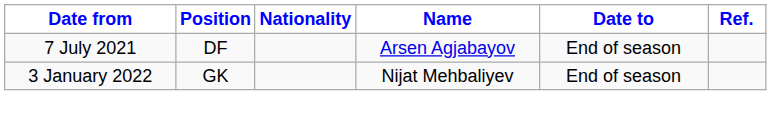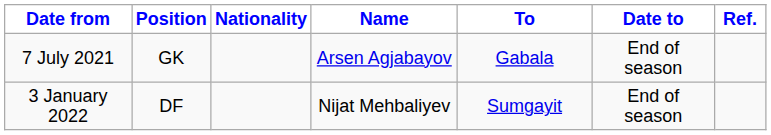+ column: (525, 19)
(215, 48) DF -> (171, 58) GK
(215, 76) GK -> (171, 106) DF
